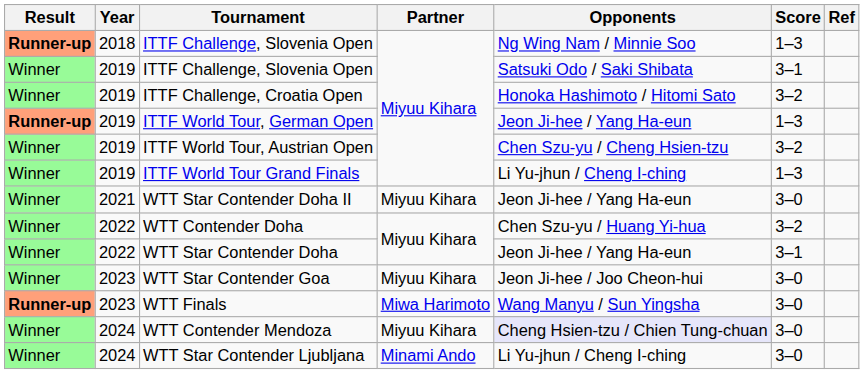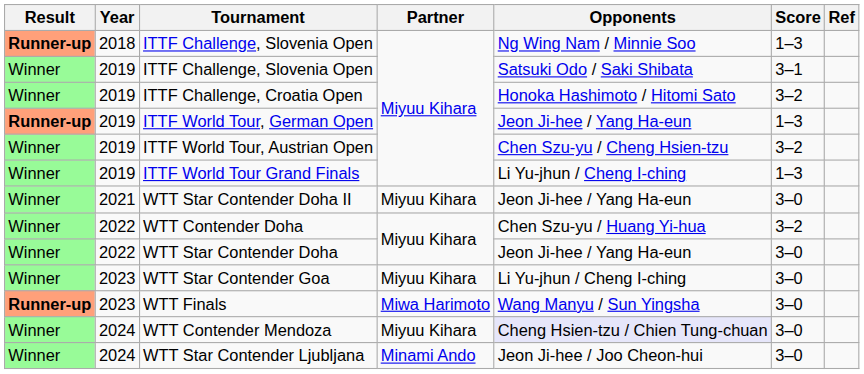(789, 252) 3–1 -> (789, 252) 3–0
(600, 278) Jeon Ji-hee / Joo Cheon-hui -> (592, 278) Li Yu-jhun / Cheng I-ching
(592, 356) Li Yu-jhun / Cheng I-ching -> (600, 356) Jeon Ji-hee / Joo Cheon-hui
